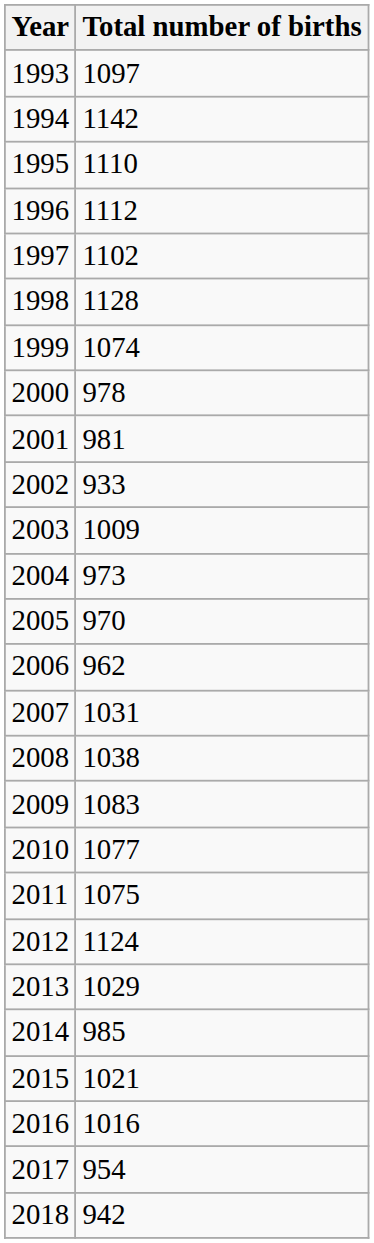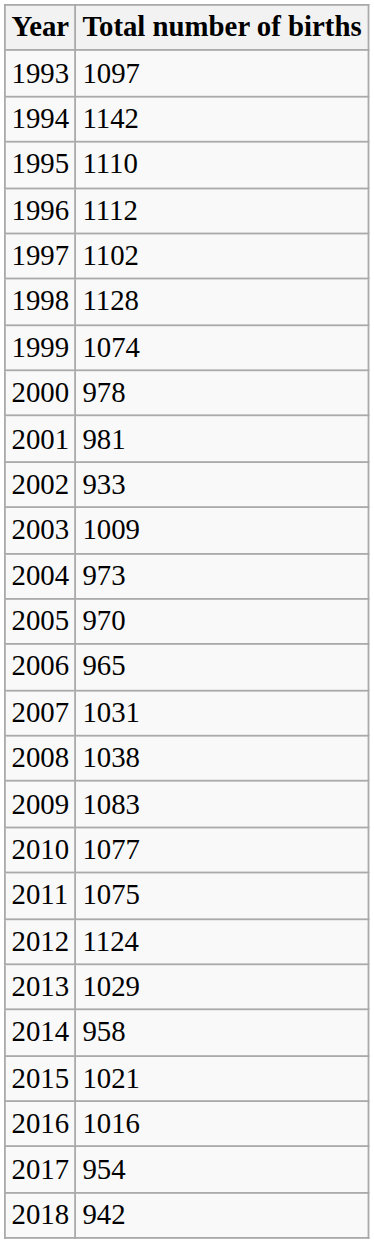(104, 666) 962 -> (104, 666) 965
(104, 1032) 985 -> (104, 1032) 958
